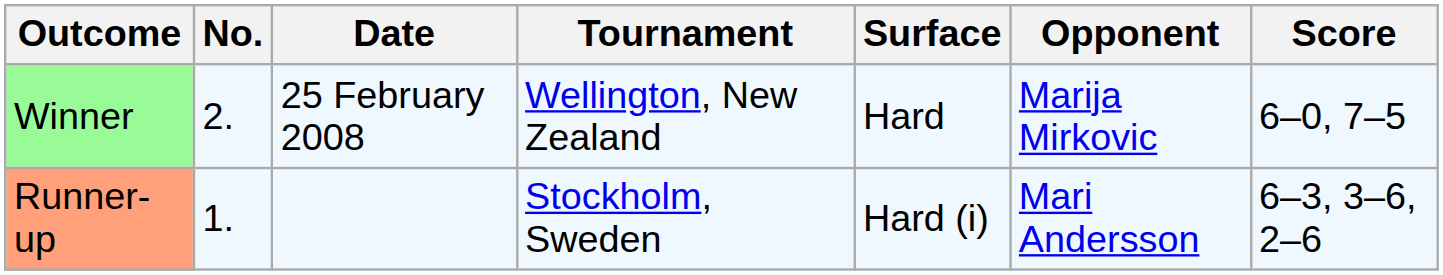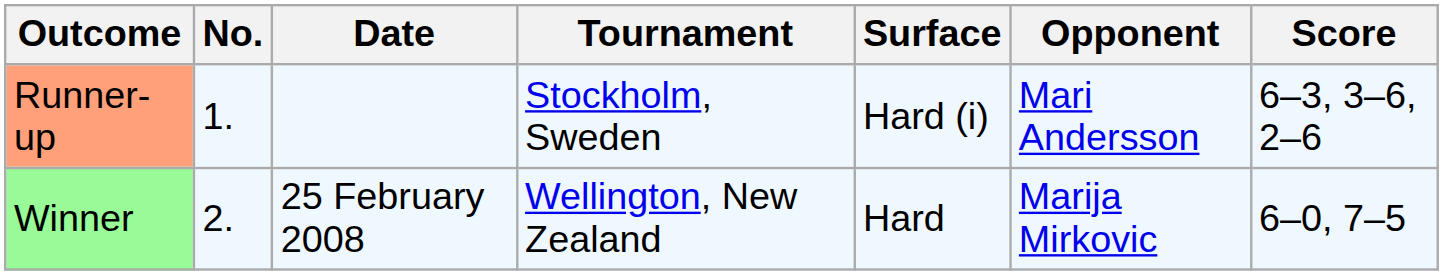rows swapped: (82, 217) <-> (74, 115)
